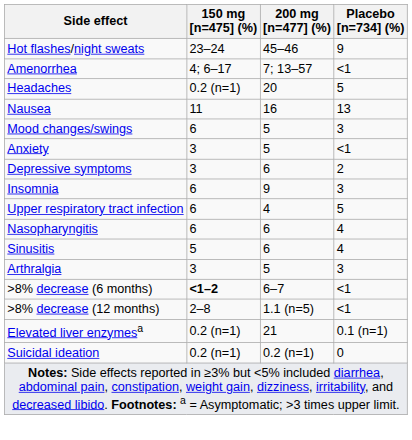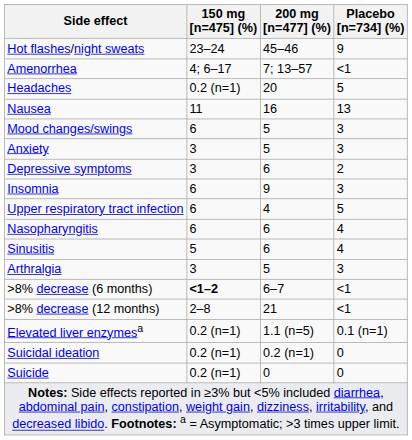(344, 149) <1 -> (340, 149) 3
(289, 309) 1.1 (n=5) -> (270, 309) 21
(270, 331) 21 -> (289, 331) 1.1 (n=5)
+ row: (28, 372)
